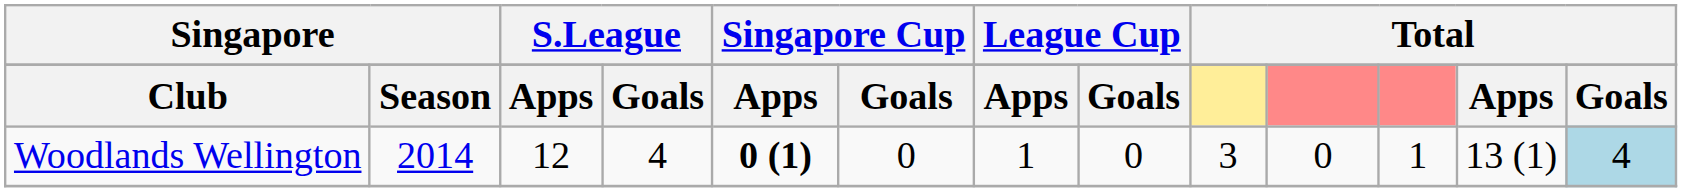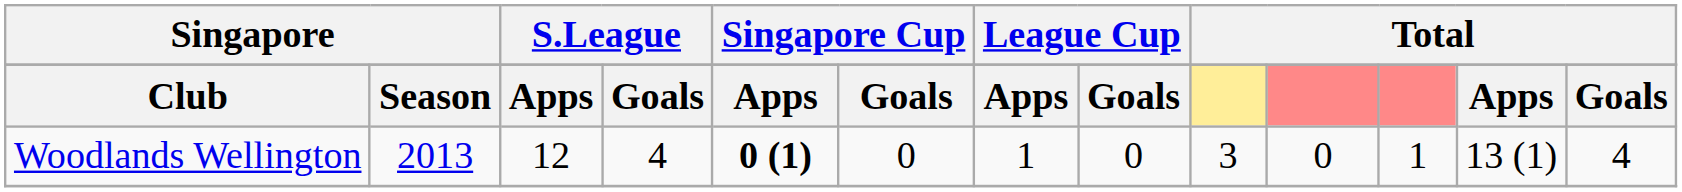(435, 155) 2014 -> (435, 155) 2013
(1621, 155) lightblue background -> (1621, 155) no background
